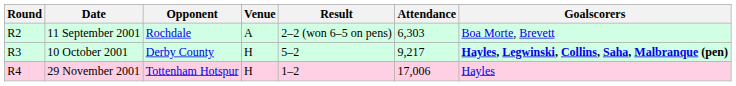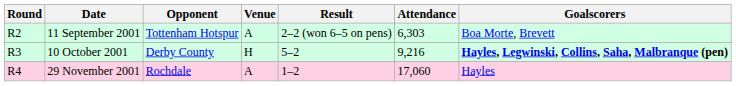(168, 33) Rochdale -> (192, 33) Tottenham Hotspur
(411, 52) 9,217 -> (411, 52) 9,216
(192, 71) Tottenham Hotspur -> (168, 71) Rochdale
(248, 71) H -> (248, 71) A
(414, 71) 17,006 -> (414, 71) 17,060
